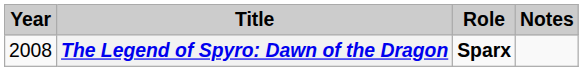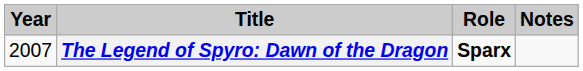(31, 50) 2008 -> (31, 50) 2007
